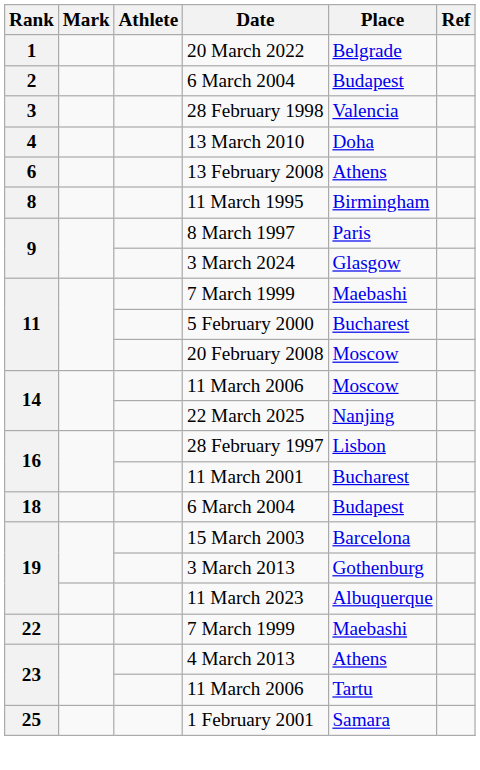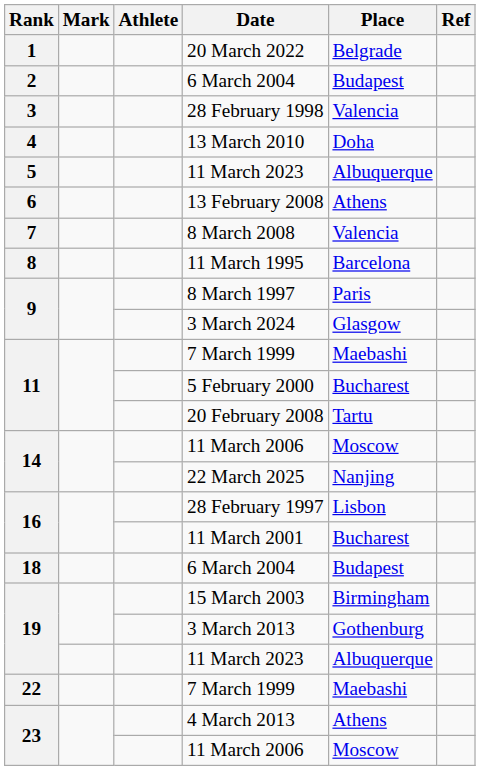+ row: (31, 171)
+ row: (31, 232)
(381, 202) Birmingham -> (371, 263) Barcelona
(365, 354) Moscow -> (353, 415) Tartu
(371, 537) Barcelona -> (381, 598) Birmingham
(353, 689) Tartu -> (365, 750) Moscow
- row: (31, 720)
